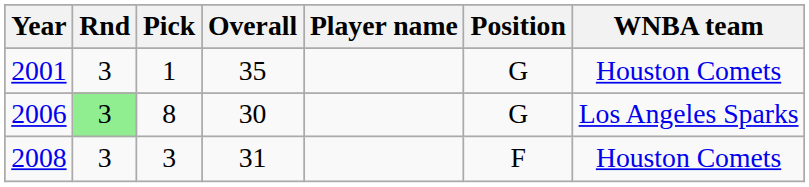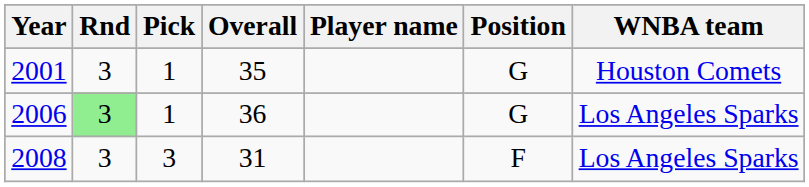(169, 114) 8 -> (169, 114) 1
(253, 114) 30 -> (253, 114) 36
(689, 158) Houston Comets -> (689, 158) Los Angeles Sparks
